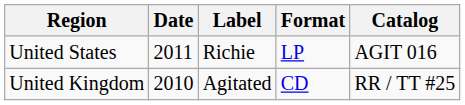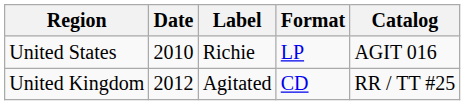(173, 52) 2011 -> (173, 52) 2010
(173, 83) 2010 -> (173, 83) 2012
